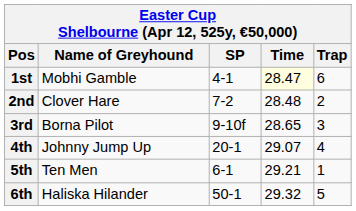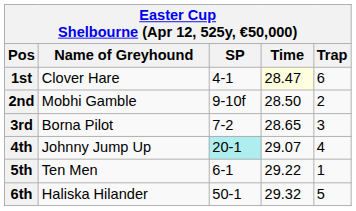(89, 78) Mobhi Gamble -> (81, 78) Clover Hare
(81, 101) Clover Hare -> (89, 101) Mobhi Gamble
(223, 101) 7-2 -> (229, 101) 9-10f
(283, 101) 28.48 -> (283, 101) 28.50
(229, 124) 9-10f -> (223, 124) 7-2
(227, 147) no background -> (227, 147) paleturquoise background
(283, 170) 29.21 -> (283, 170) 29.22
